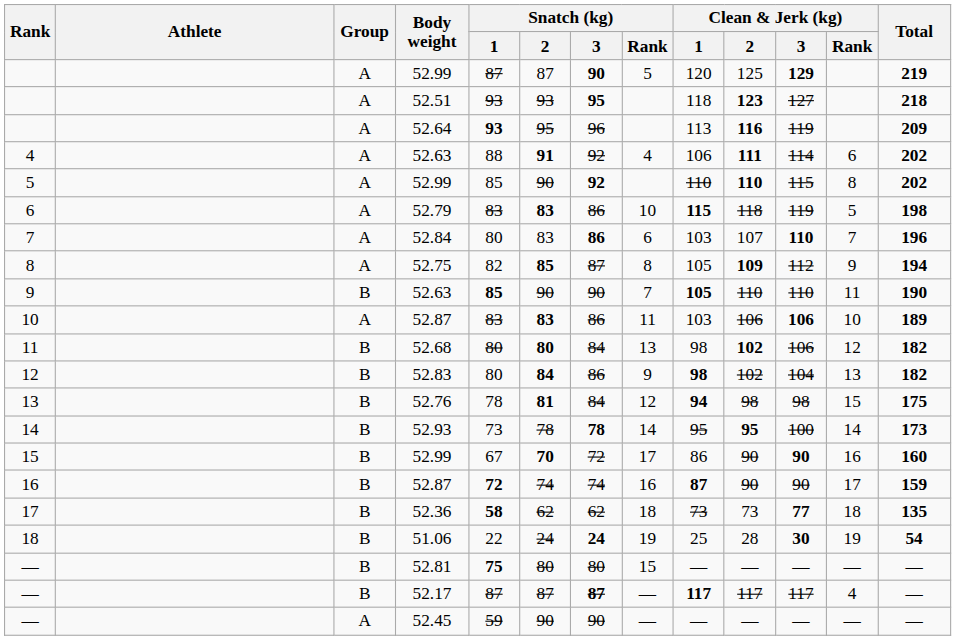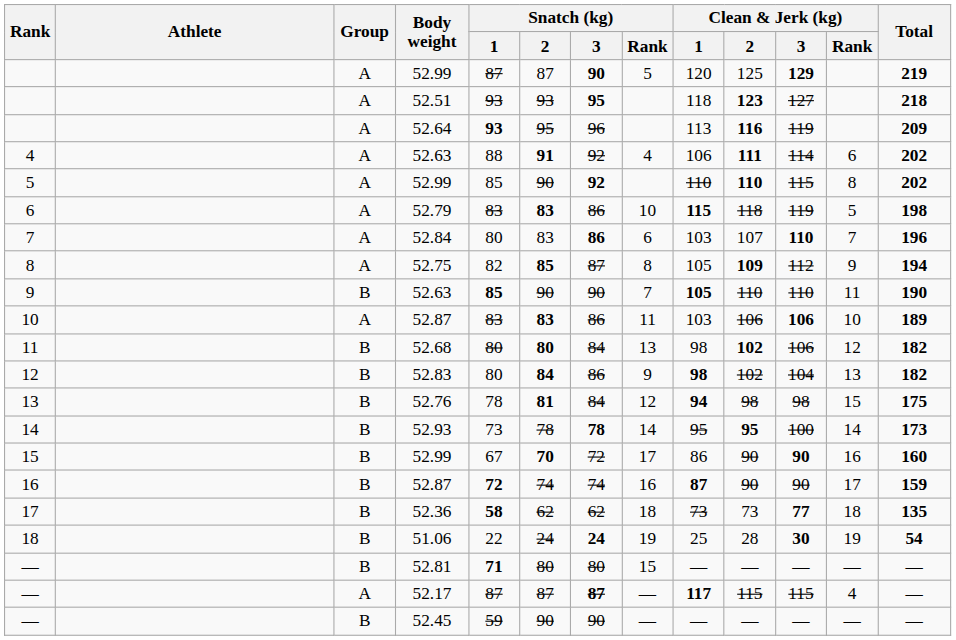(494, 566) 75 -> (494, 566) 71
(365, 593) B -> (365, 593) A
(750, 593) 117 -> (750, 593) 115
(801, 593) 117 -> (801, 593) 115
(365, 621) A -> (365, 621) B
